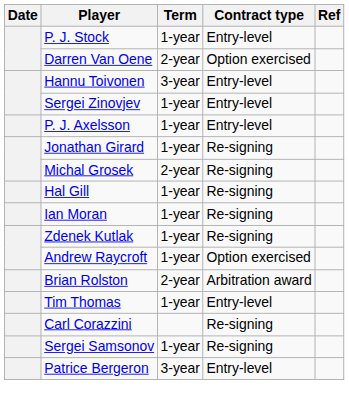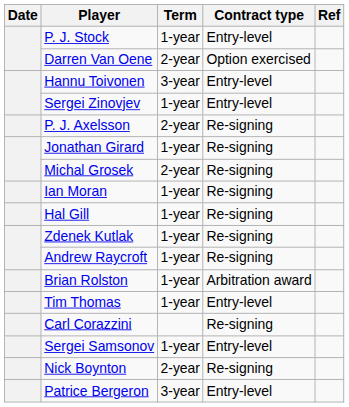(180, 125) 1-year -> (180, 125) 2-year
(239, 125) Entry-level -> (240, 125) Re-signing
rows swapped: (67, 192) <-> (76, 214)
(259, 258) Option exercised -> (240, 258) Re-signing
(180, 280) 2-year -> (180, 280) 1-year
(240, 346) Re-signing -> (239, 346) Entry-level
+ row: (85, 368)
